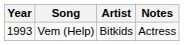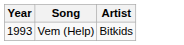- column: (157, 13)
